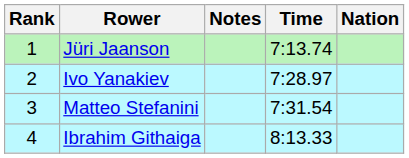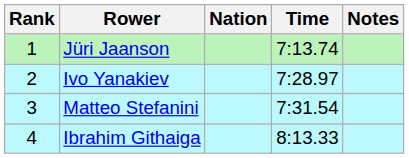columns swapped: (370, 19) <-> (235, 19)
